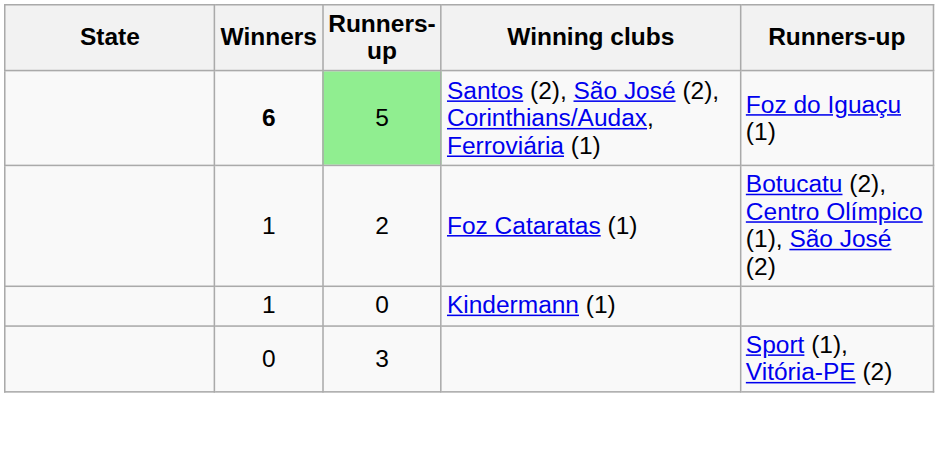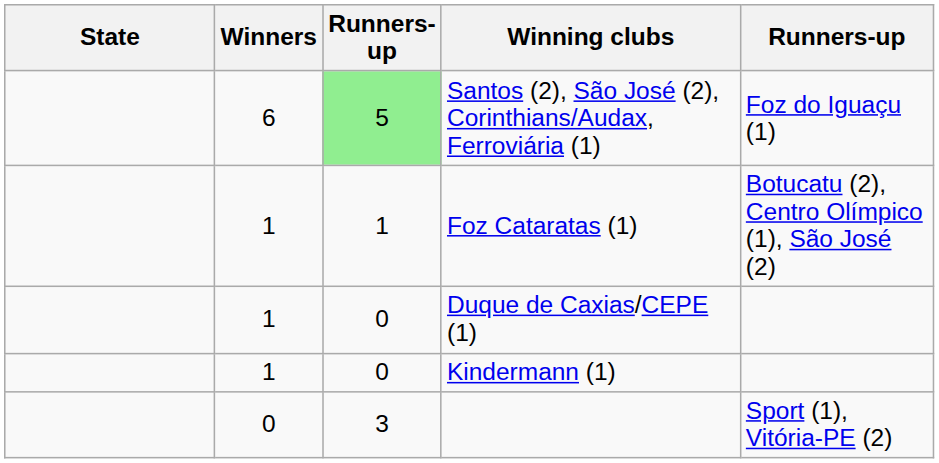(269, 117) bold -> (269, 117) normal
(382, 225) 2 -> (382, 225) 1
+ row: (578, 319)
